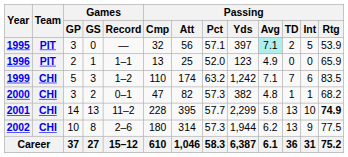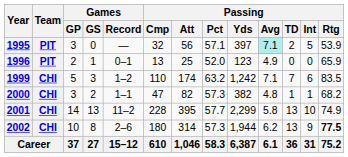(123, 62) 1–1 -> (123, 62) 0–1
(123, 95) 0–1 -> (123, 95) 1–1
(331, 111) bold -> (331, 111) normal
(331, 128) normal -> (331, 128) bold
